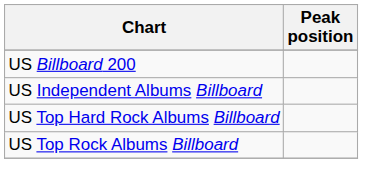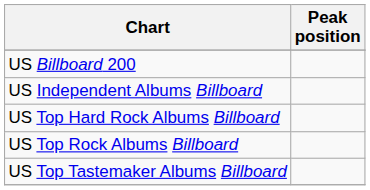+ row: (148, 171)
